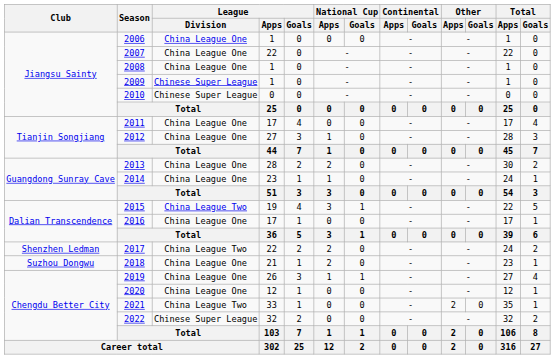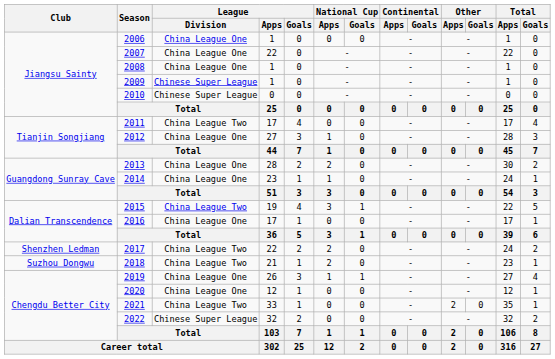(206, 123) China League One -> (206, 123) China League Two
(206, 263) China League One -> (206, 263) China League Two
